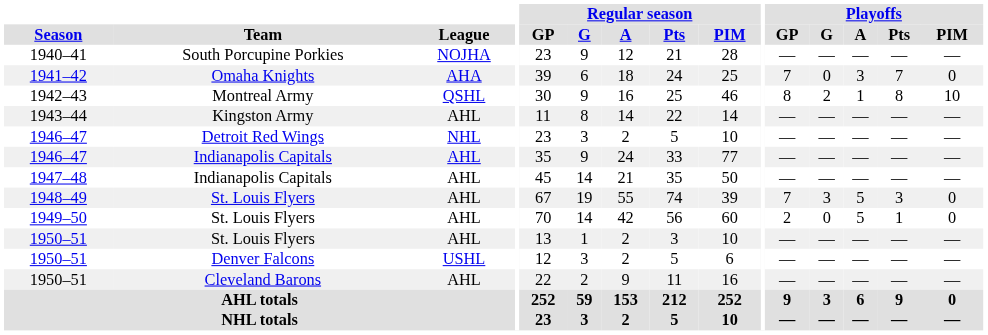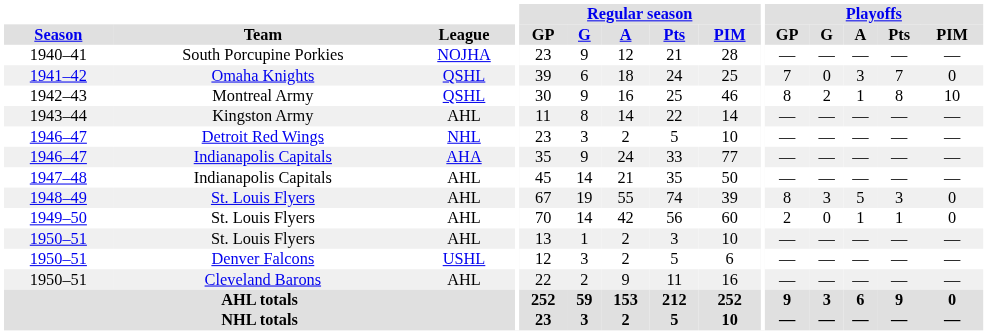(464, 75) AHA -> (464, 75) QSHL
(464, 156) AHL -> (464, 156) AHA
(787, 197) 7 -> (787, 197) 8
(860, 218) 5 -> (860, 218) 1
